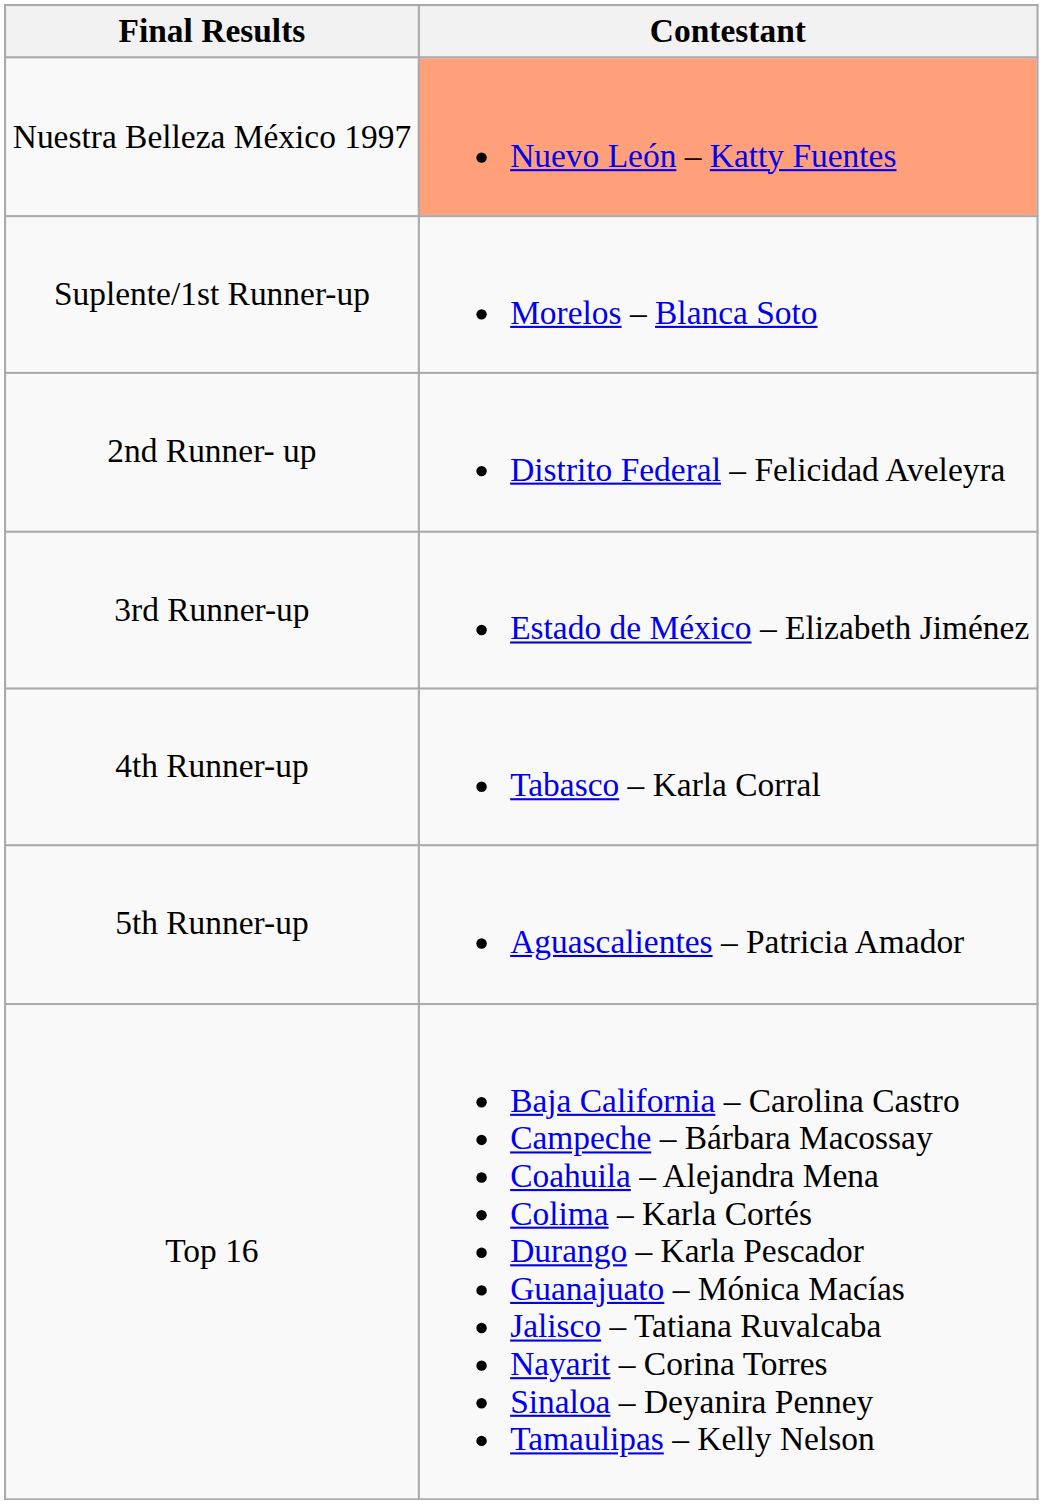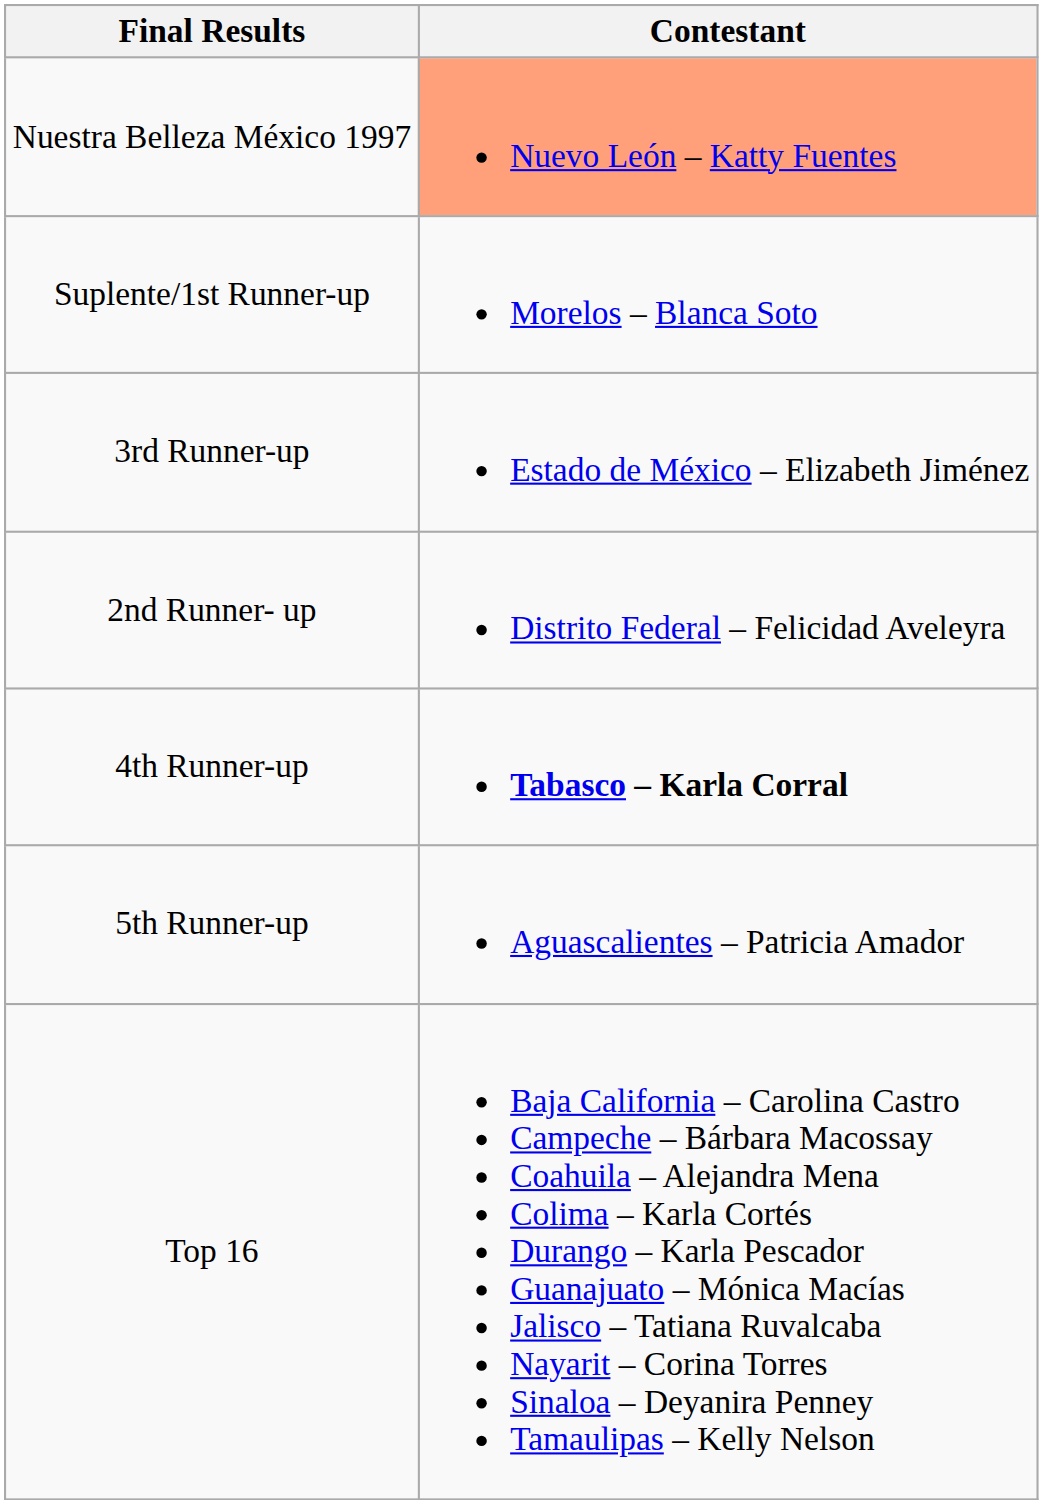rows swapped: (212, 451) <-> (212, 608)
(728, 786) normal -> (728, 786) bold
